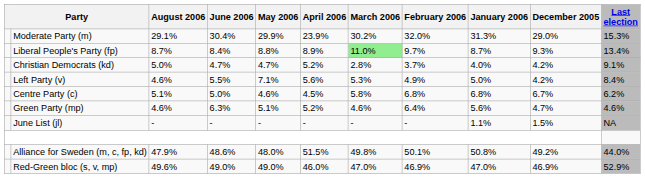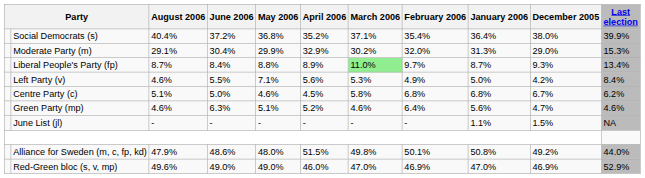+ row: (55, 36)
(316, 36) 23.9% -> (316, 51) 32.9%
- row: (64, 65)
